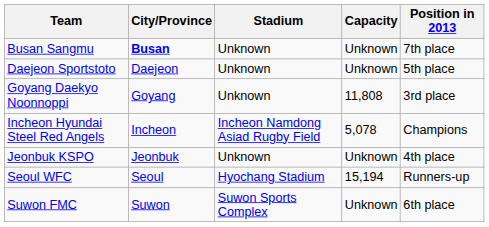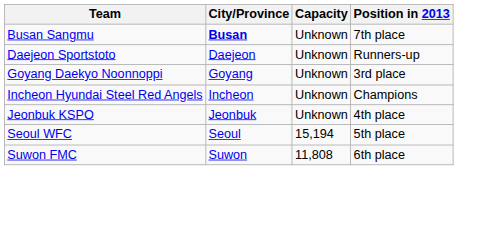- column: (278, 21)
(429, 68) 5th place -> (387, 54) Runners-up
(364, 95) 11,808 -> (321, 74) Unknown
(361, 130) 5,078 -> (321, 94) Unknown
(436, 177) Runners-up -> (379, 134) 5th place
(371, 204) Unknown -> (314, 154) 11,808
